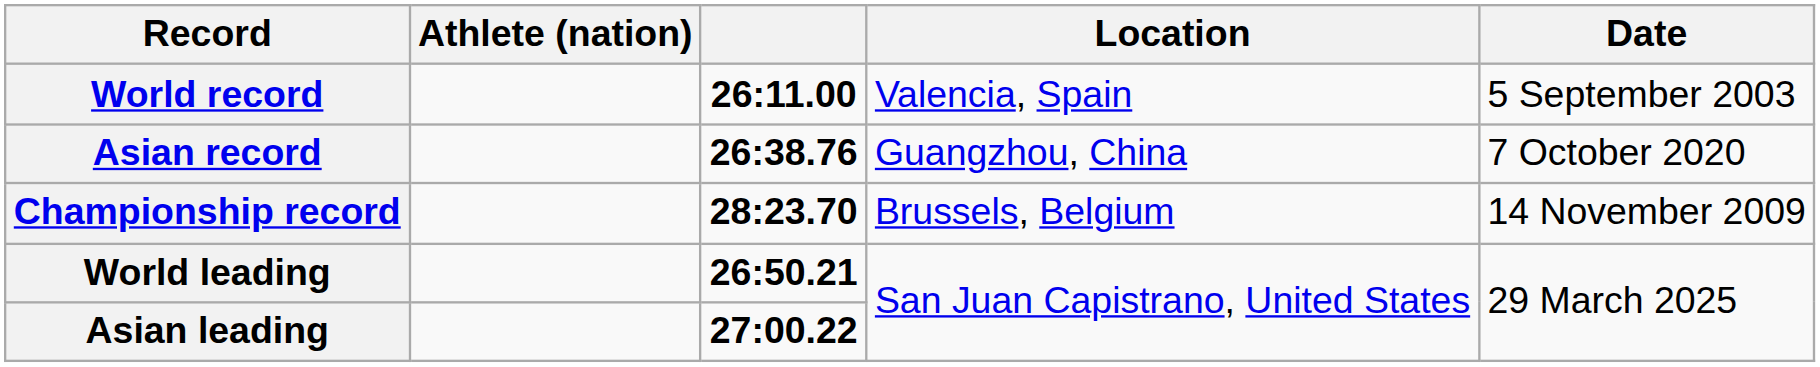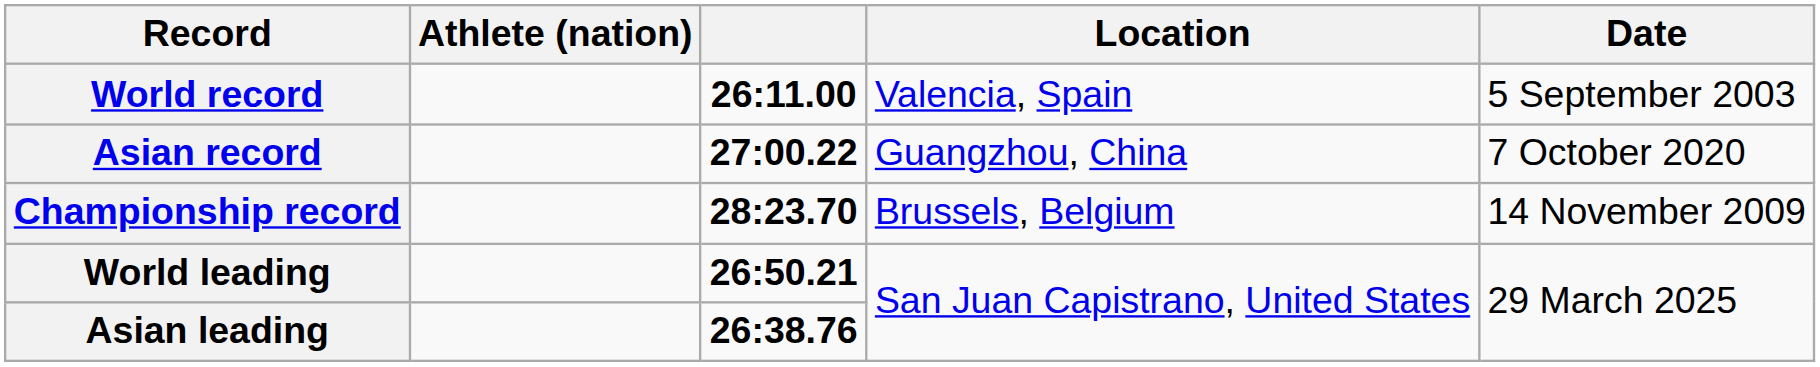(784, 152) 26:38.76 -> (784, 152) 27:00.22
(784, 331) 27:00.22 -> (784, 331) 26:38.76
